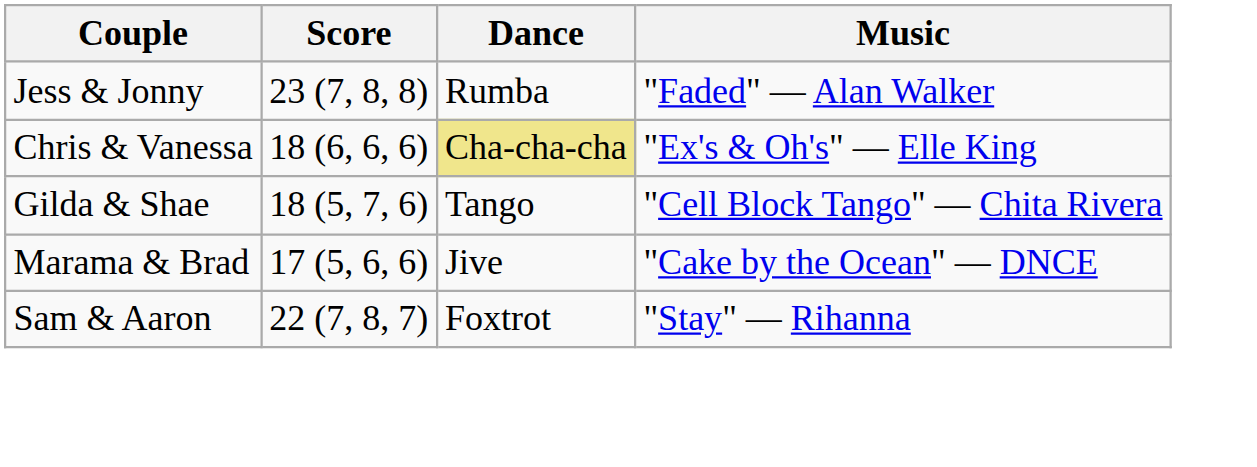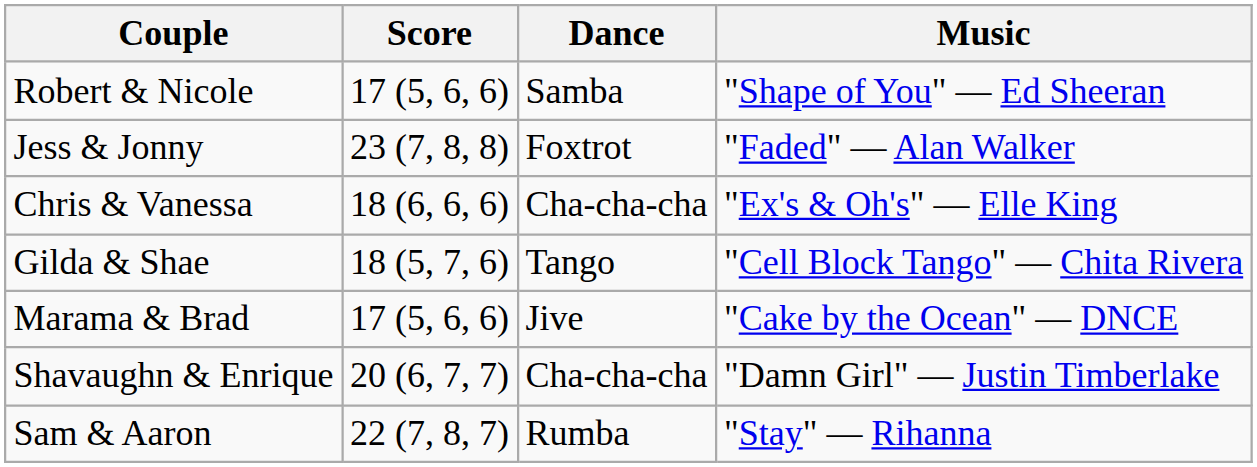+ row: (133, 90)
(497, 90) Rumba -> (579, 147) Foxtrot
(536, 147) khaki background -> (616, 204) no background
+ row: (173, 375)
(498, 318) Foxtrot -> (578, 432) Rumba
